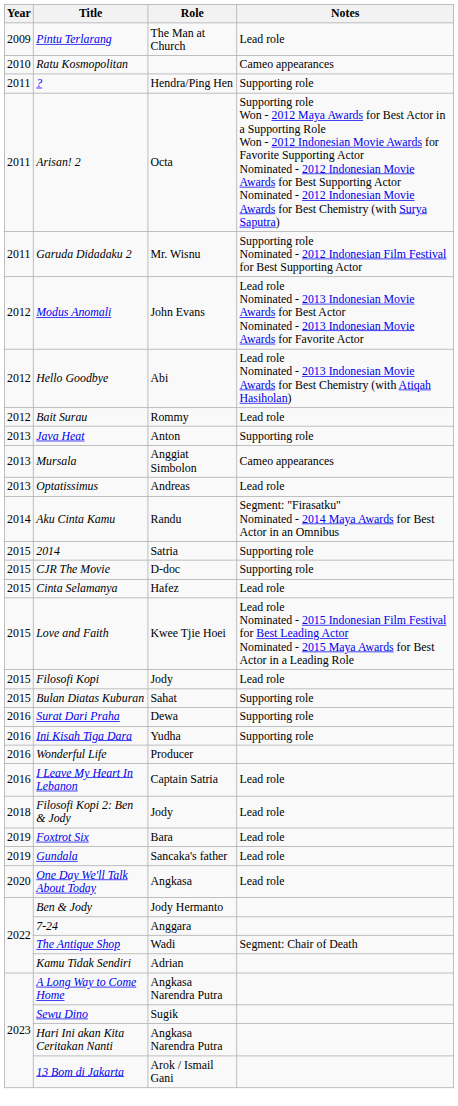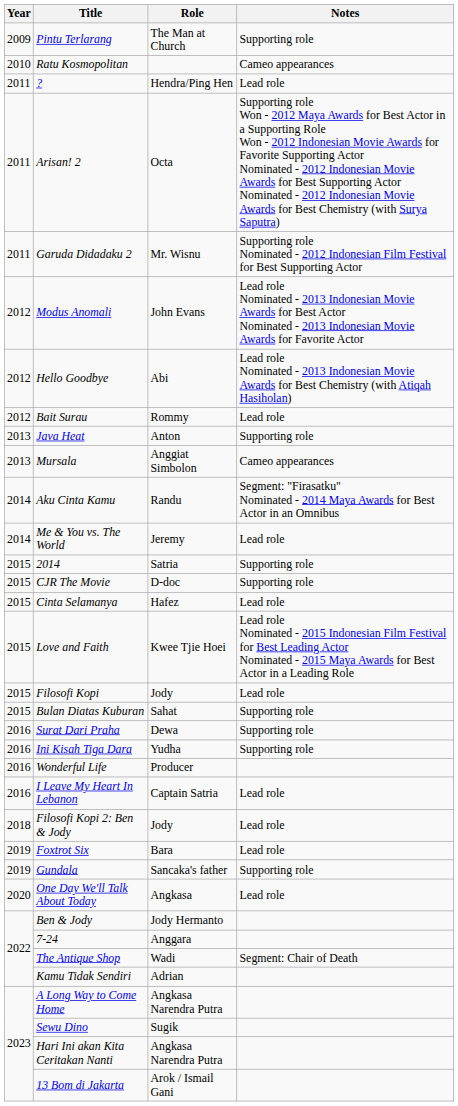(262, 39) Lead role -> (277, 39) Supporting role
(277, 83) Supporting role -> (262, 83) Lead role
- row: (67, 486)
+ row: (78, 538)
(262, 856) Lead role -> (277, 869) Supporting role
